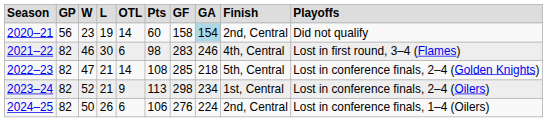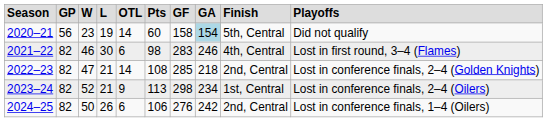(256, 32) 2nd, Central -> (254, 32) 5th, Central
(254, 70) 5th, Central -> (256, 70) 2nd, Central
(208, 107) 224 -> (208, 107) 242
